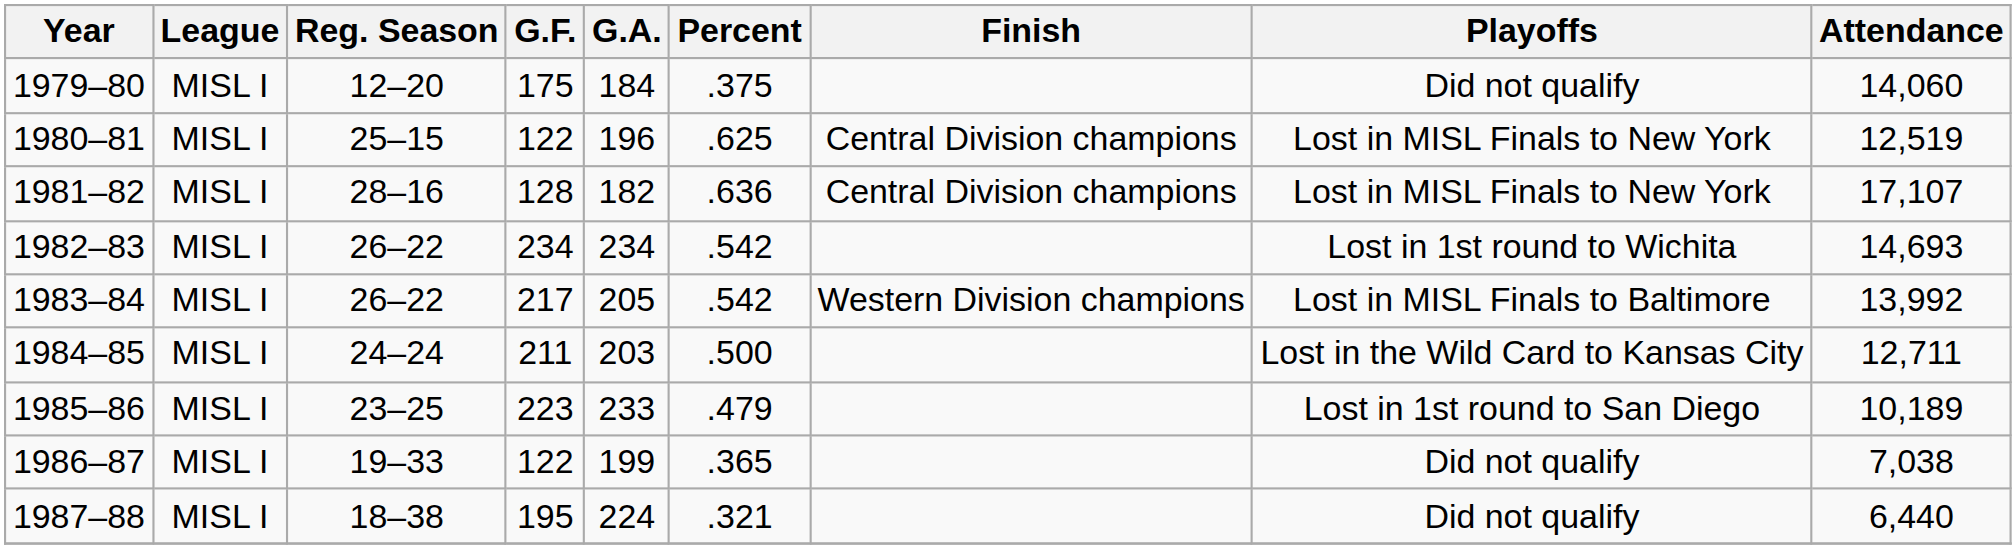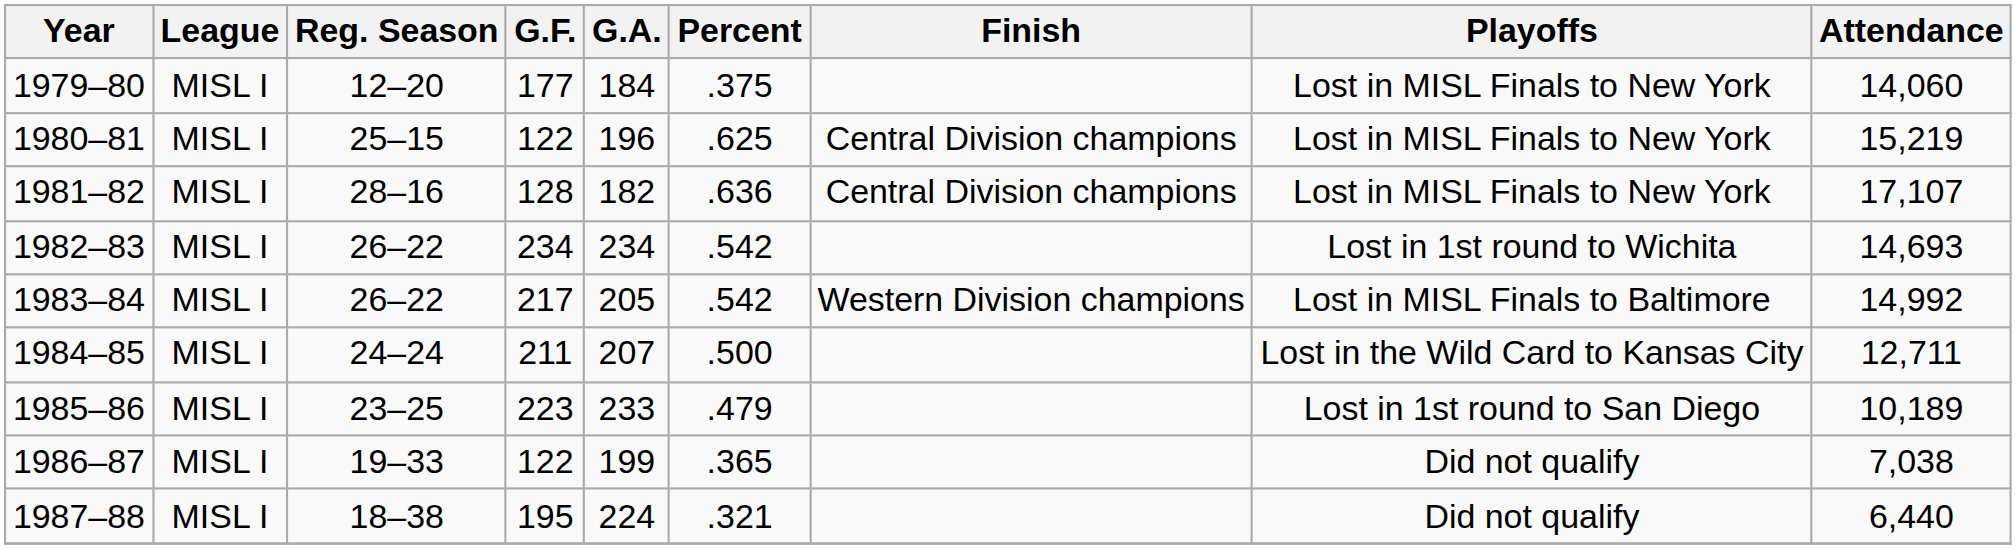(545, 85) 175 -> (545, 85) 177
(1532, 85) Did not qualify -> (1532, 85) Lost in MISL Finals to New York
(1911, 138) 12,519 -> (1911, 138) 15,219
(1911, 300) 13,992 -> (1911, 300) 14,992
(627, 354) 203 -> (627, 354) 207
